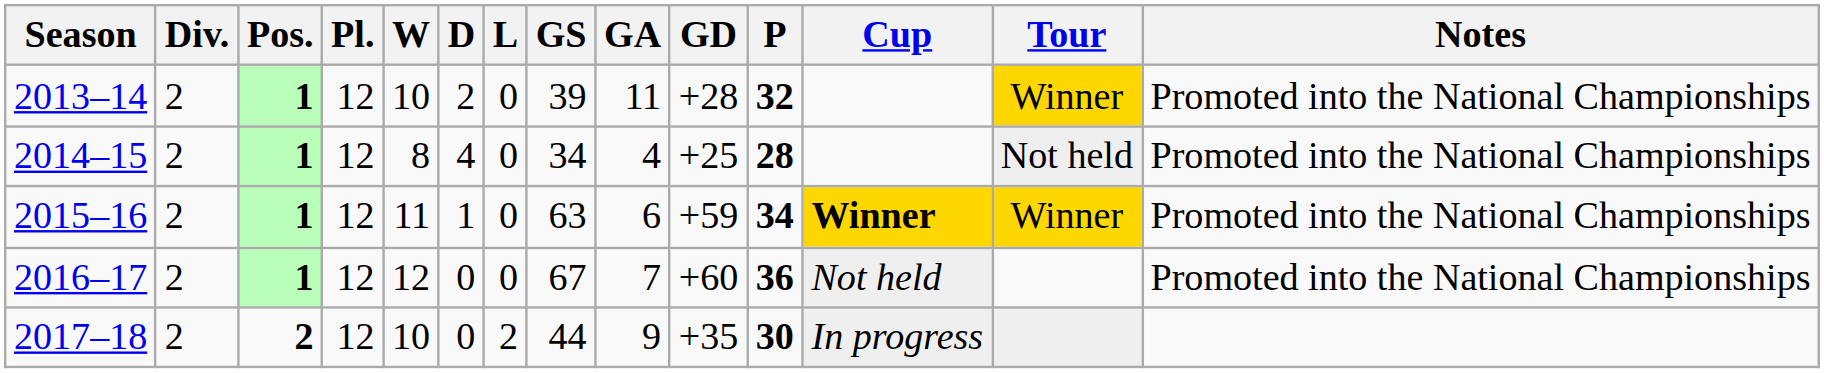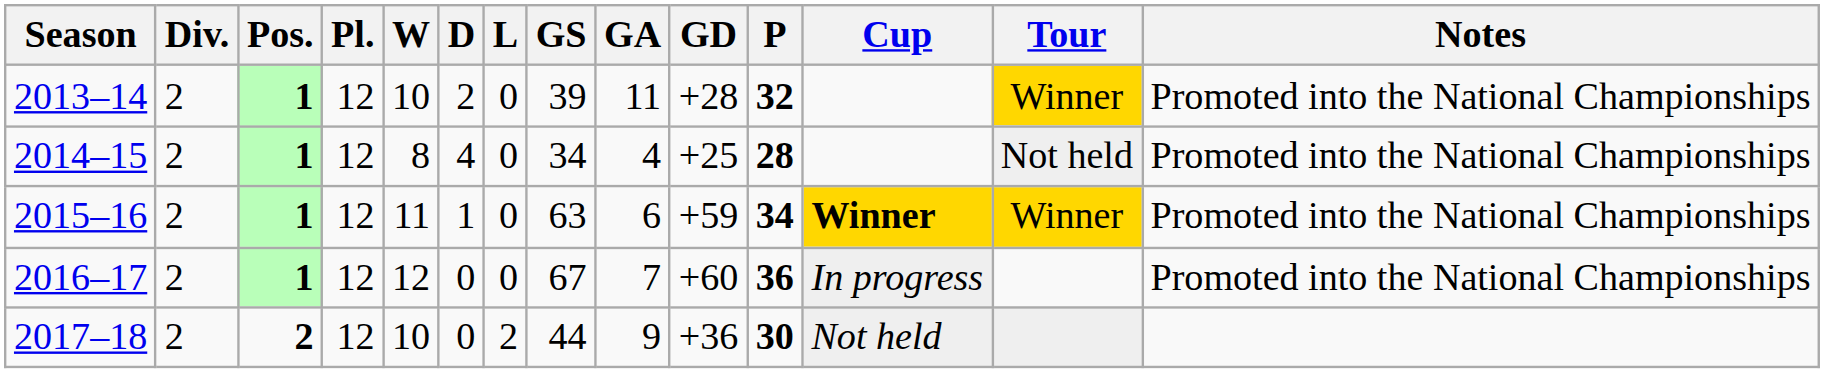(877, 276) Not held -> (897, 276) In progress
(708, 336) +35 -> (708, 336) +36
(897, 336) In progress -> (877, 336) Not held
